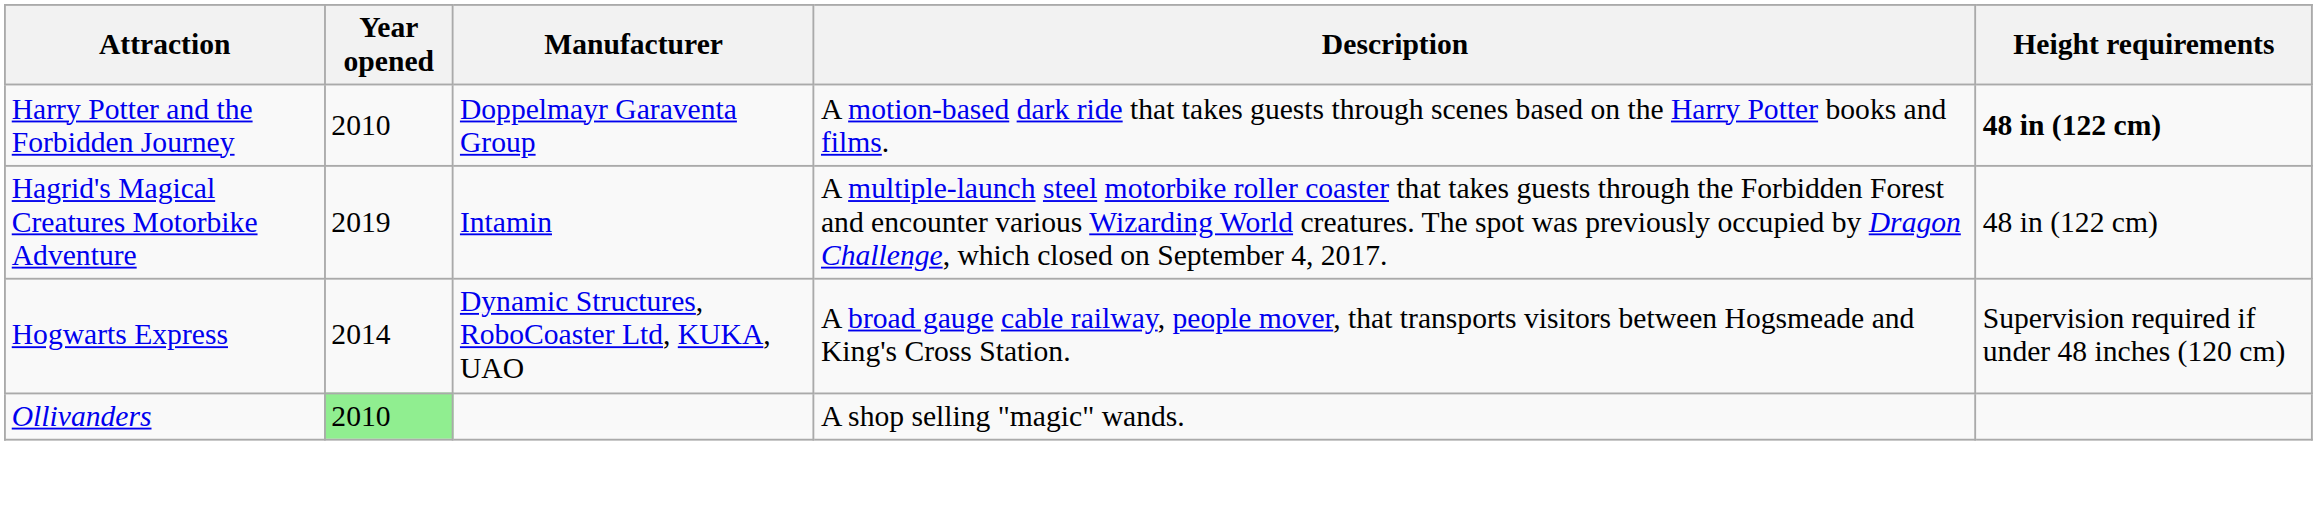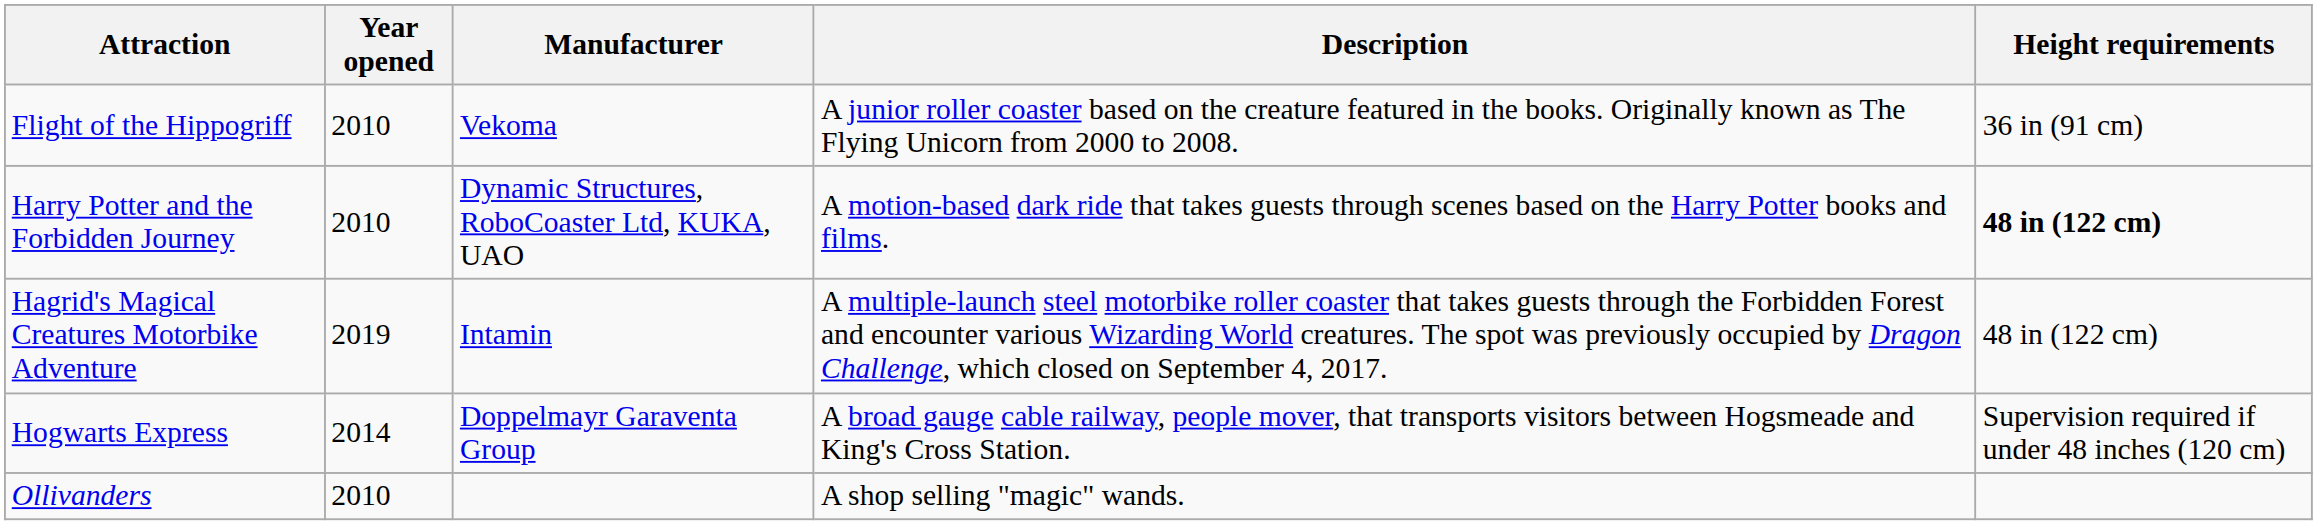+ row: (152, 124)
(598, 124) Doppelmayr Garaventa Group -> (615, 221) Dynamic Structures, RoboCoaster Ltd, KUKA, UAO
(615, 335) Dynamic Structures, RoboCoaster Ltd, KUKA, UAO -> (598, 432) Doppelmayr Garaventa Group
(361, 415) lightgreen background -> (361, 495) no background
